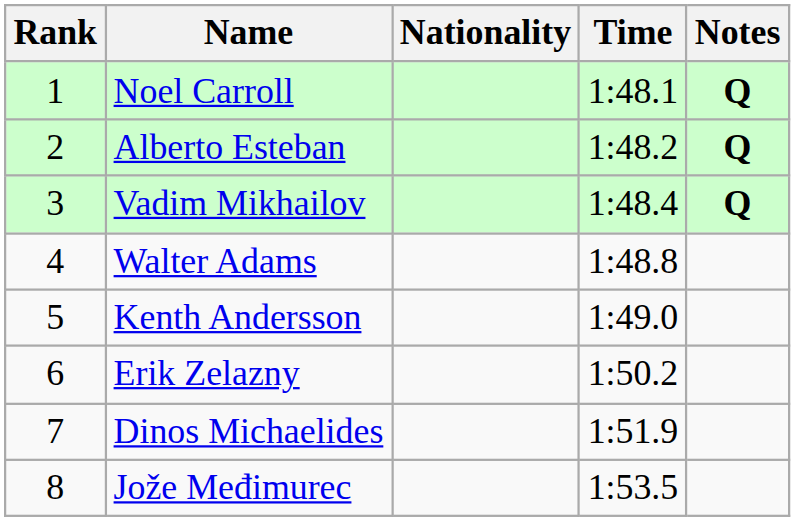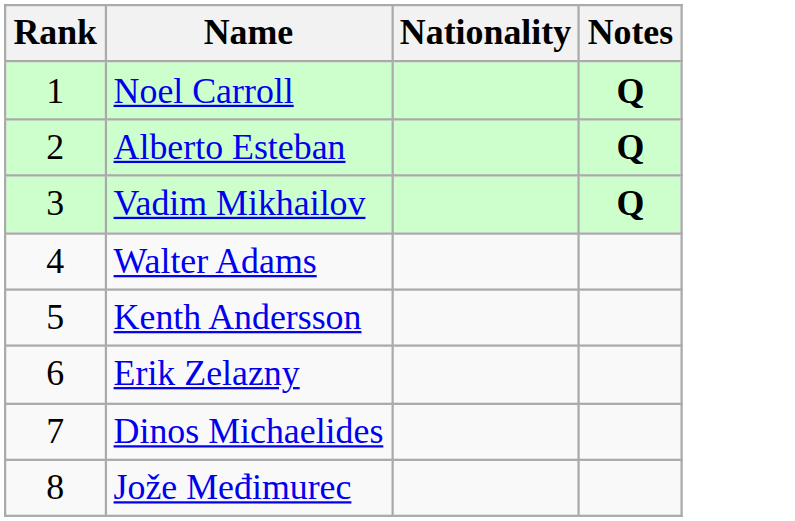- column: (633, 32)
